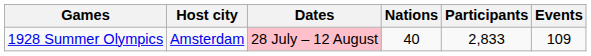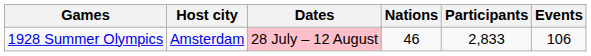(412, 39) 40 -> (412, 39) 46
(559, 39) 109 -> (559, 39) 106
